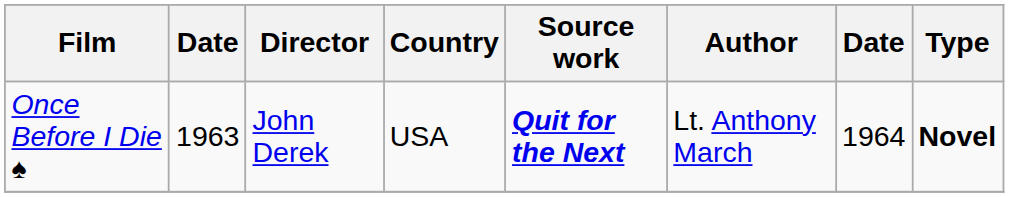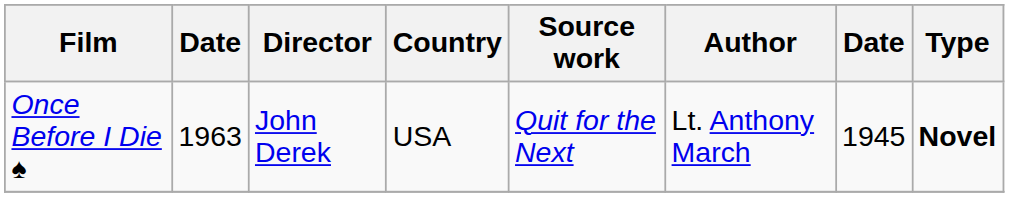(568, 136) bold -> (585, 136) normal
(874, 136) 1964 -> (874, 136) 1945
